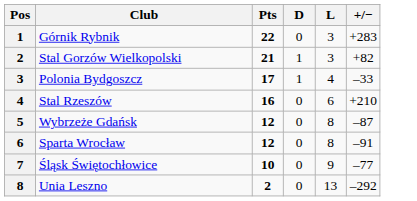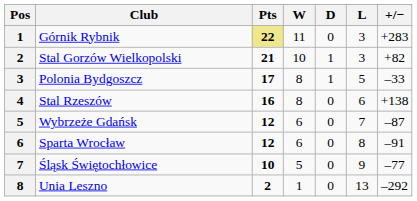+ column: (299, 15)
(268, 36) no background -> (268, 36) khaki background
(330, 79) 4 -> (362, 79) 5
(363, 100) +210 -> (395, 100) +138
(330, 121) 8 -> (362, 121) 7
